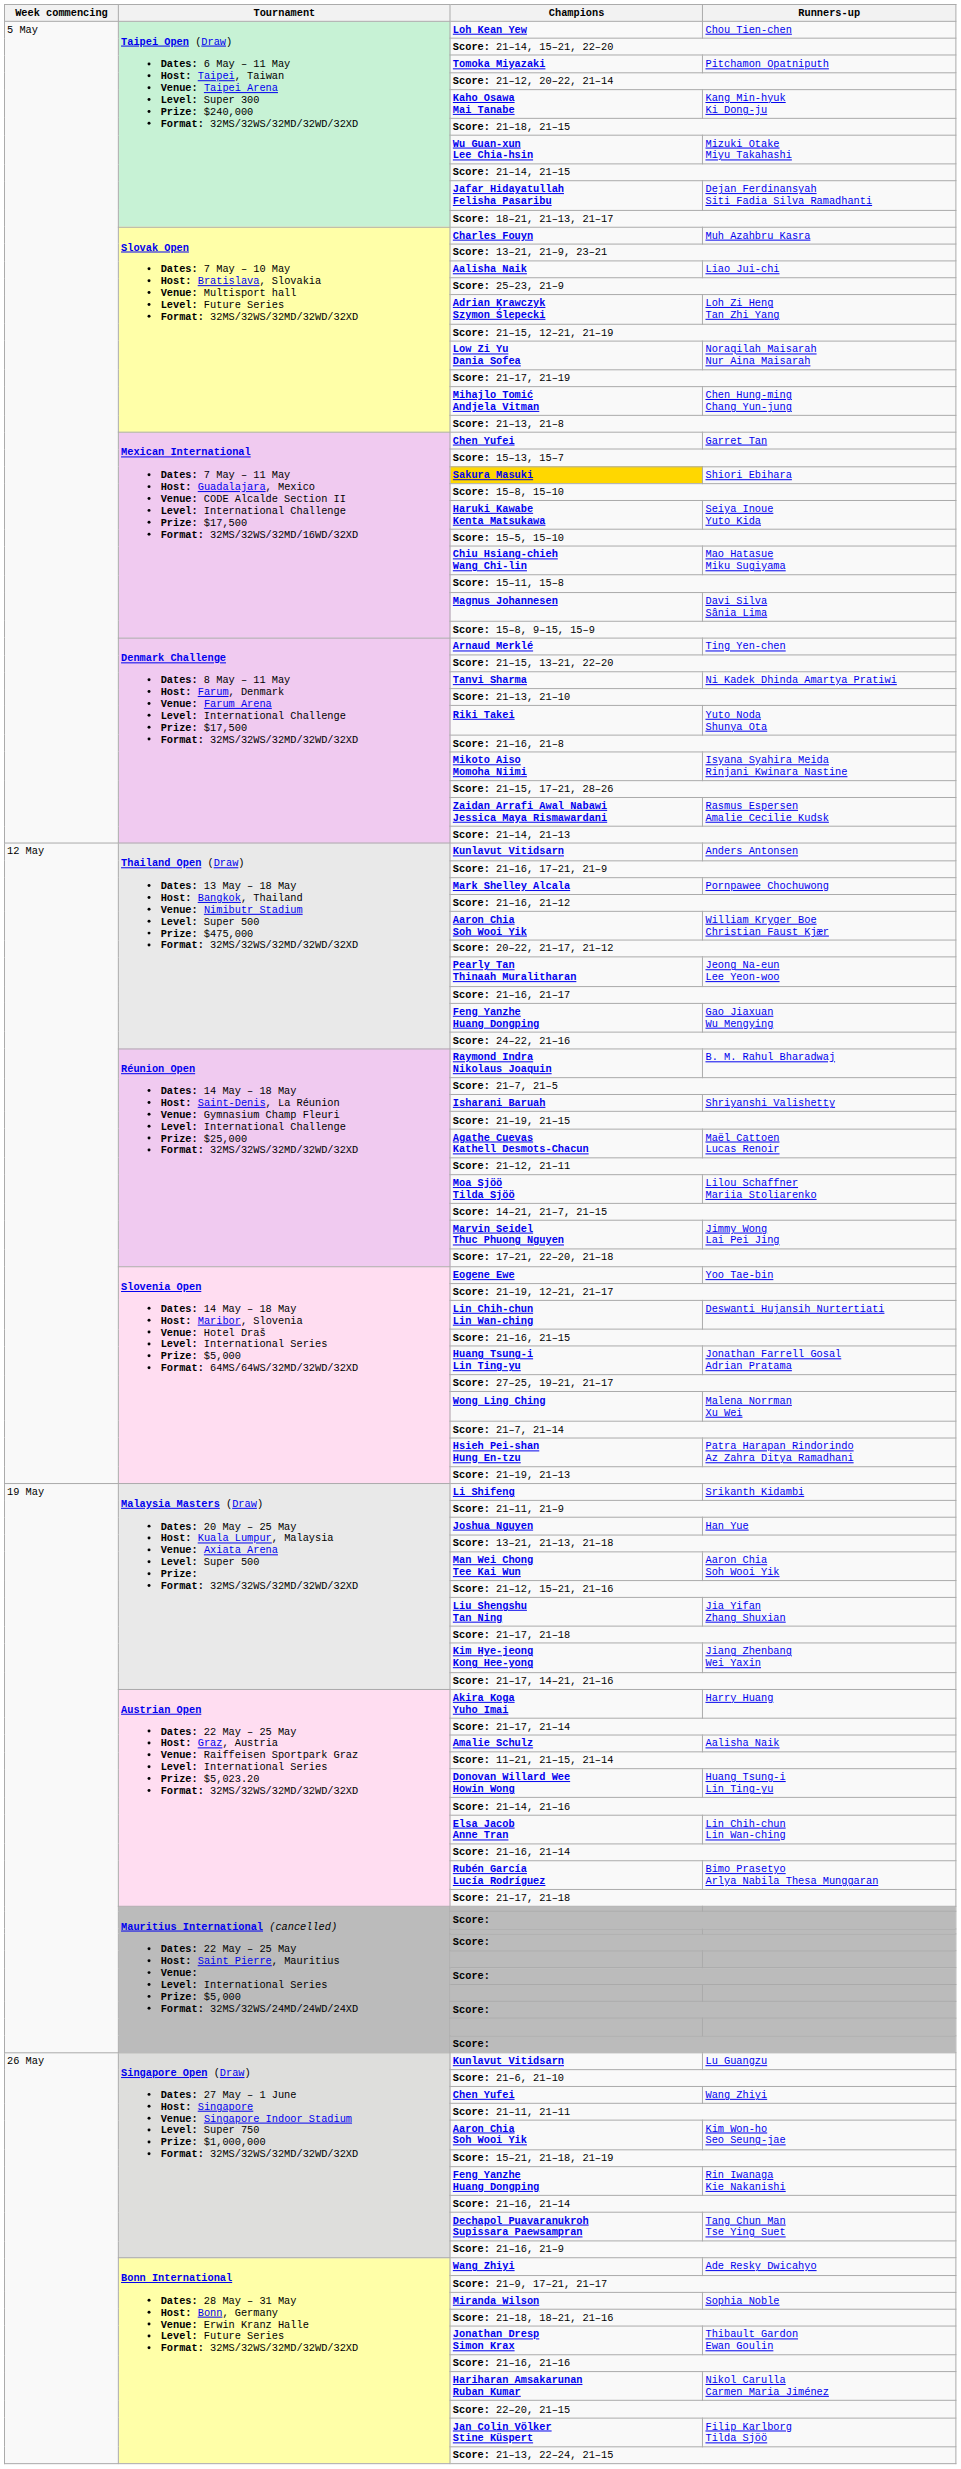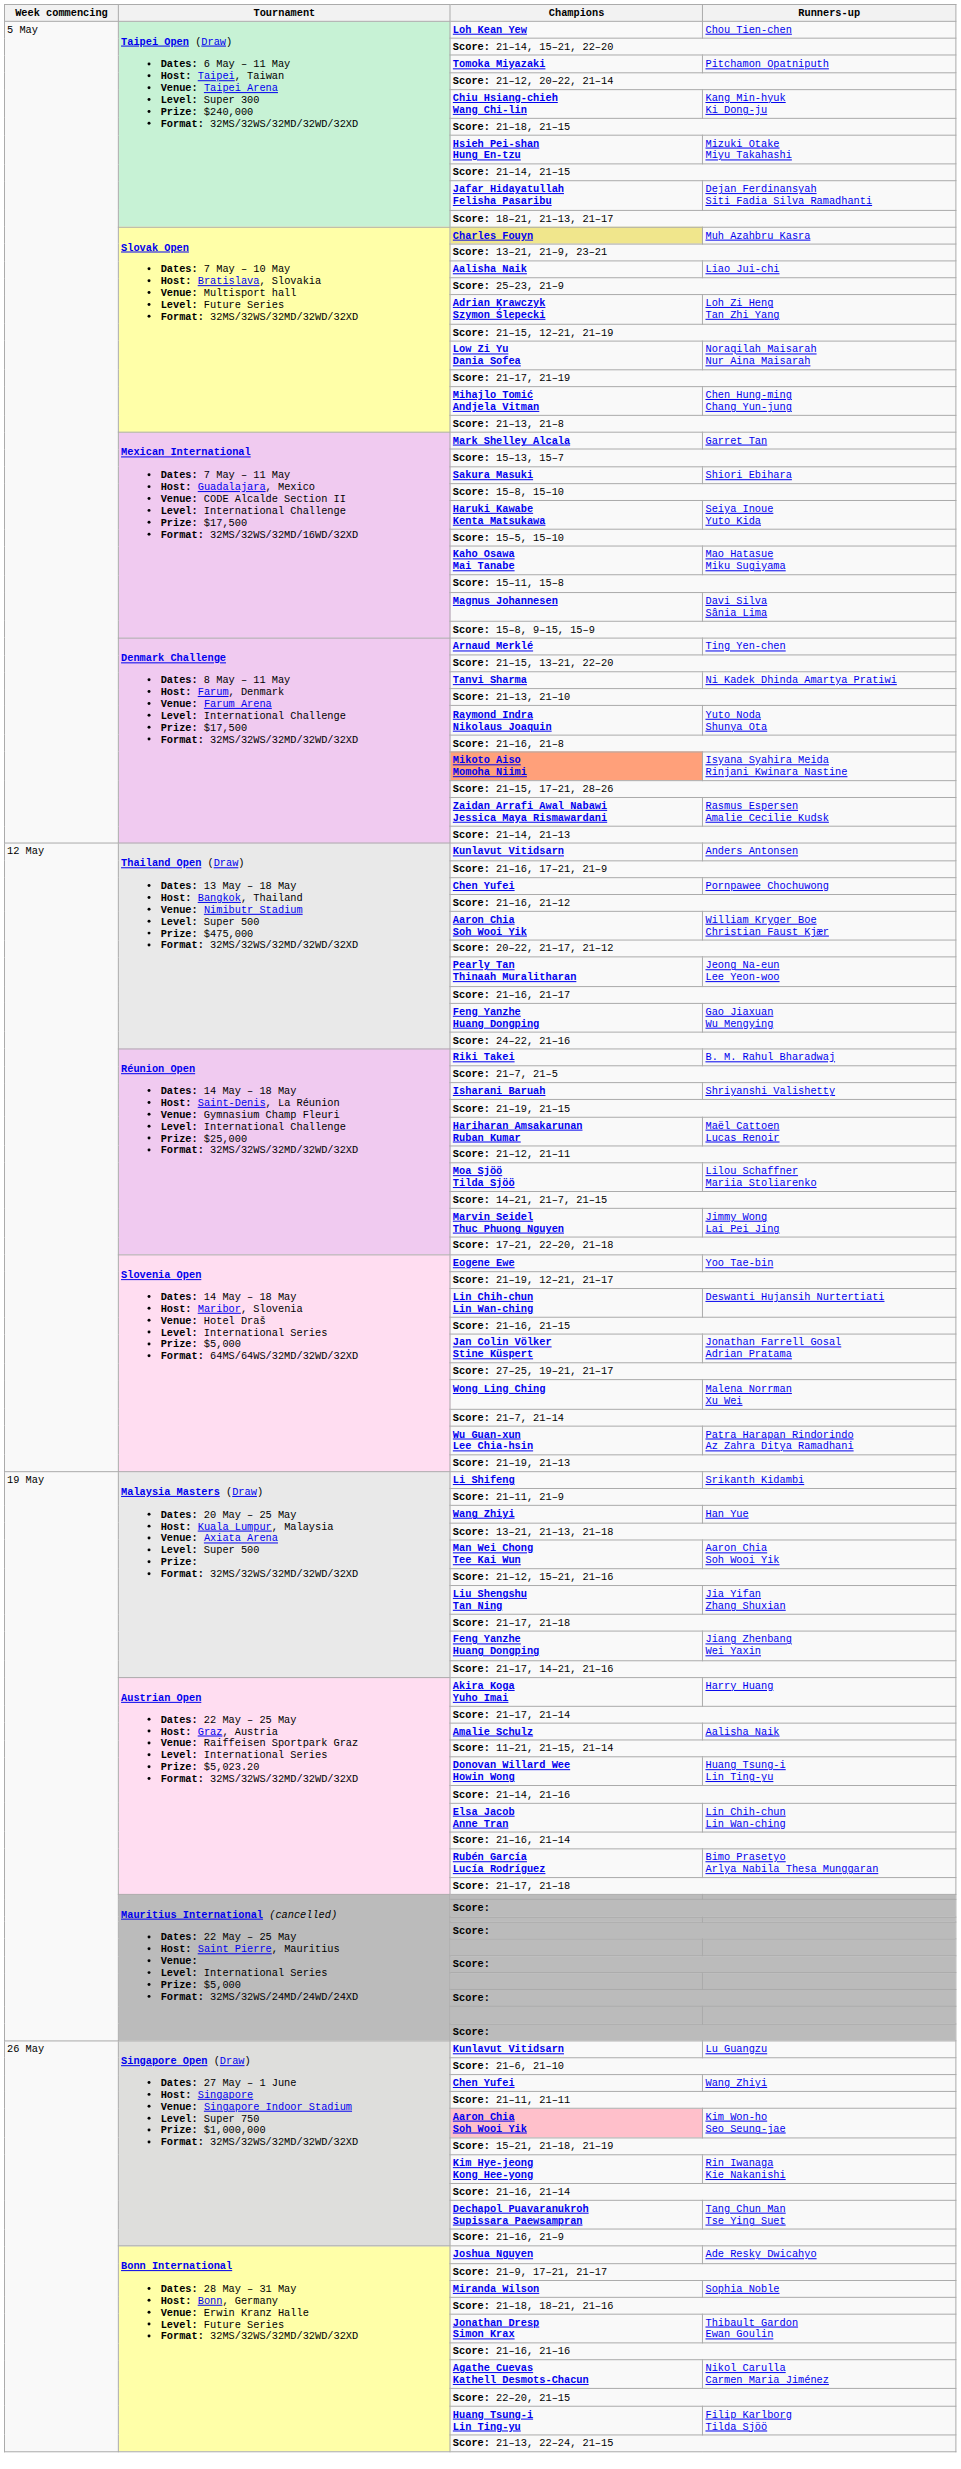(484, 104) Kaho Osawa Mai Tanabe -> (505, 104) Chiu Hsiang-chieh Wang Chi-lin
(493, 150) Wu Guan-xun Lee Chia-hsin -> (496, 150) Hsieh Pei-shan Hung En-tzu
(493, 236) no background -> (493, 236) khaki background
(484, 441) Chen Yufei -> (512, 441) Mark Shelley Alcala
(493, 475) gold background -> (493, 475) no background
(505, 561) Chiu Hsiang-chieh Wang Chi-lin -> (484, 561) Kaho Osawa Mai Tanabe
(484, 715) Riki Takei -> (502, 721) Raymond Indra Nikolaus Joaquin
(490, 767) no background -> (490, 767) lightsalmon background
(512, 886) Mark Shelley Alcala -> (484, 886) Chen Yufei
(502, 1064) Raymond Indra Nikolaus Joaquin -> (484, 1058) Riki Takei
(521, 1144) Agathe Cuevas Kathell Desmots-Chacun -> (518, 1132) Hariharan Amsakarunan Ruban Kumar
(493, 1361) Huang Tsung-i Lin Ting-yu -> (502, 1349) Jan Colin Völker Stine Küspert
(496, 1453) Hsieh Pei-shan Hung En-tzu -> (493, 1441) Wu Guan-xun Lee Chia-hsin
(493, 1527) Joshua Nguyen -> (484, 1515) Wang Zhiyi
(493, 1658) Kim Hye-jeong Kong Hee-yong -> (496, 1646) Feng Yanzhe Huang Dongping
(490, 2135) no background -> (490, 2123) pink background
(496, 2181) Feng Yanzhe Huang Dongping -> (493, 2169) Kim Hye-jeong Kong Hee-yong
(484, 2267) Wang Zhiyi -> (493, 2255) Joshua Nguyen
(518, 2387) Hariharan Amsakarunan Ruban Kumar -> (521, 2375) Agathe Cuevas Kathell Desmots-Chacun
(502, 2433) Jan Colin Völker Stine Küspert -> (493, 2421) Huang Tsung-i Lin Ting-yu
